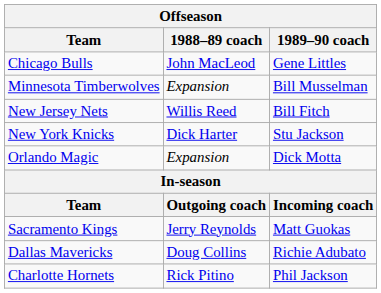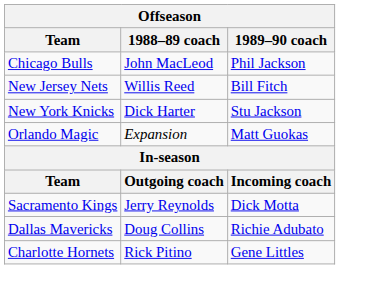(310, 63) Gene Littles -> (268, 63) Phil Jackson
- row: (84, 87)
(307, 157) Dick Motta -> (269, 134) Matt Guokas
(312, 228) Matt Guokas -> (265, 205) Dick Motta
(310, 275) Phil Jackson -> (267, 252) Gene Littles
